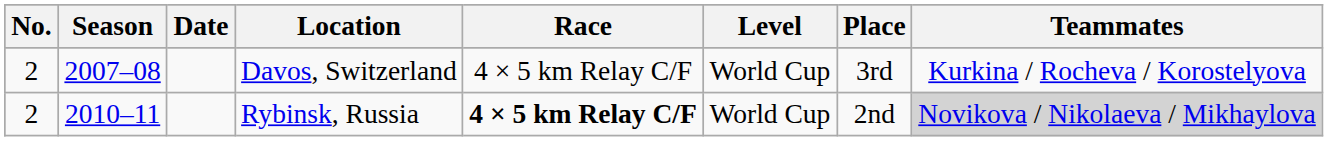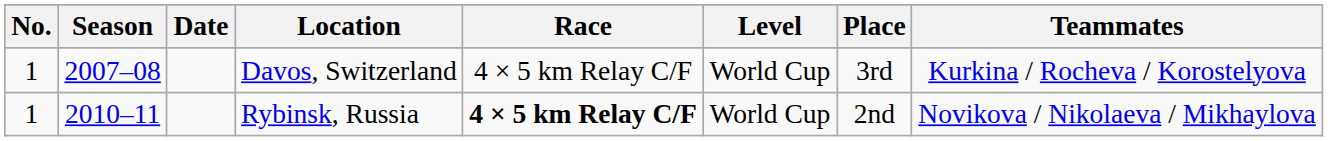(31, 69) 2 -> (31, 69) 1
(31, 113) 2 -> (31, 113) 1
(1117, 113) lightgrey background -> (1117, 113) no background
